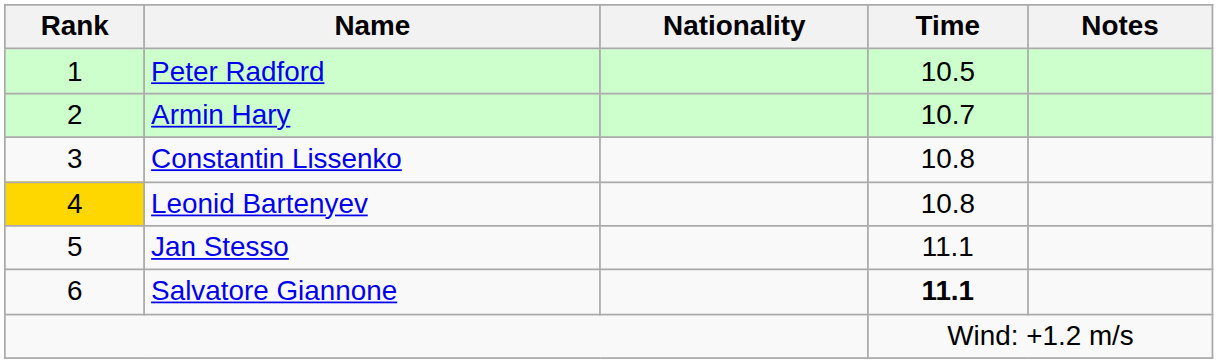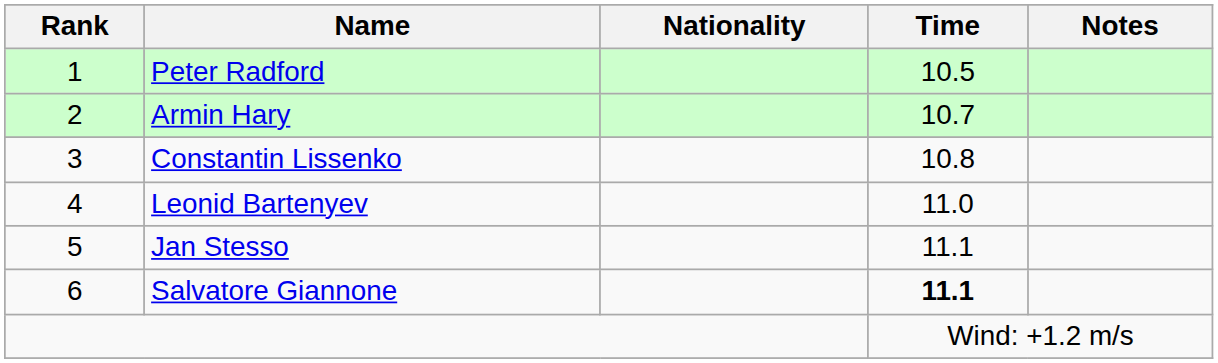(75, 203) gold background -> (75, 203) no background
(948, 203) 10.8 -> (948, 203) 11.0
